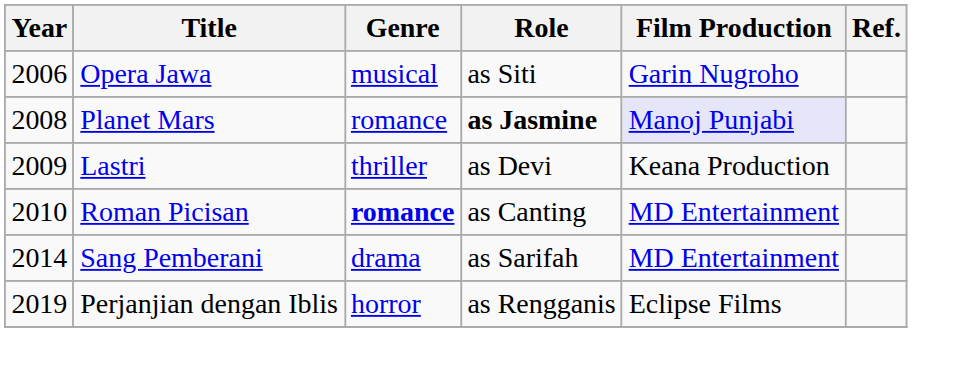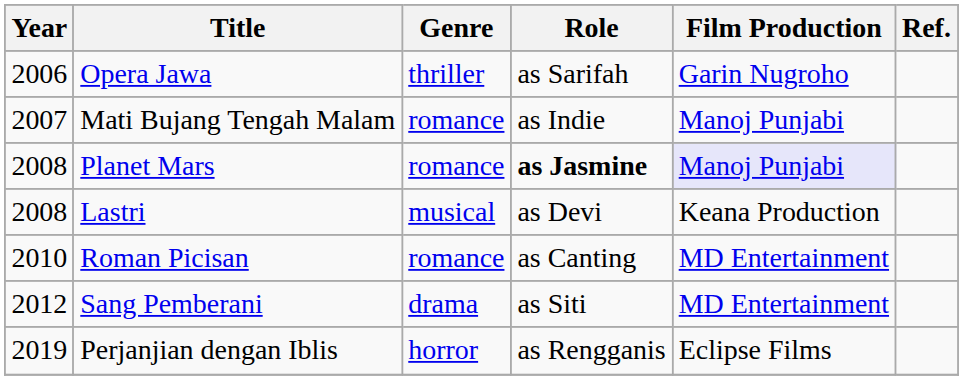(394, 73) musical -> (446, 73) thriller
(502, 73) as Siti -> (573, 73) as Sarifah
+ row: (238, 119)
(39, 166) 2009 -> (39, 212) 2008
(389, 166) thriller -> (452, 212) musical
(403, 212) bold -> (456, 258) normal
(39, 258) 2014 -> (39, 304) 2012
(523, 258) as Sarifah -> (552, 304) as Siti
